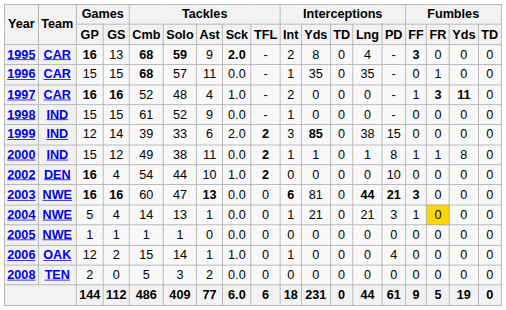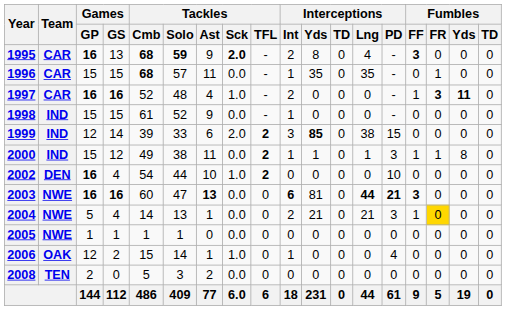(394, 154) 8 -> (394, 154) 3
(291, 214) 1 -> (291, 214) 2
